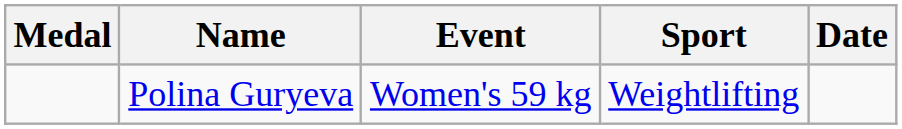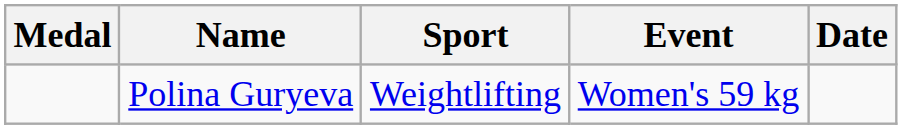columns swapped: (704, 34) <-> (481, 34)
